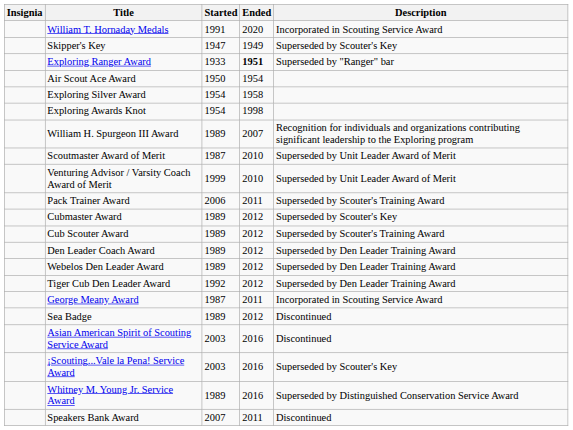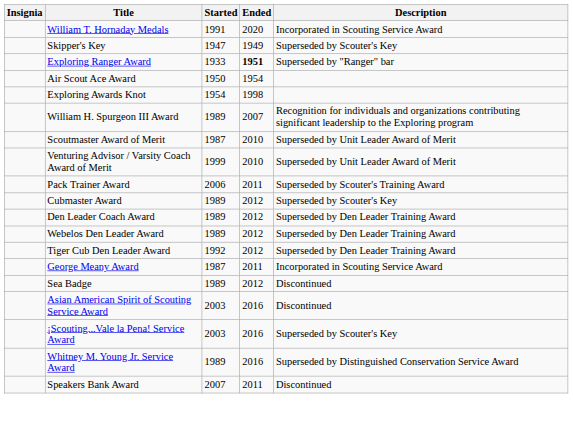- row: (97, 95)
- row: (88, 234)
